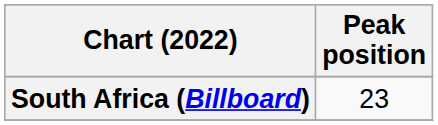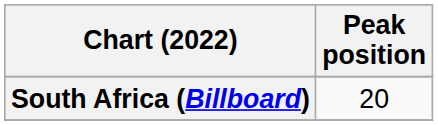(374, 98) 23 -> (374, 98) 20
